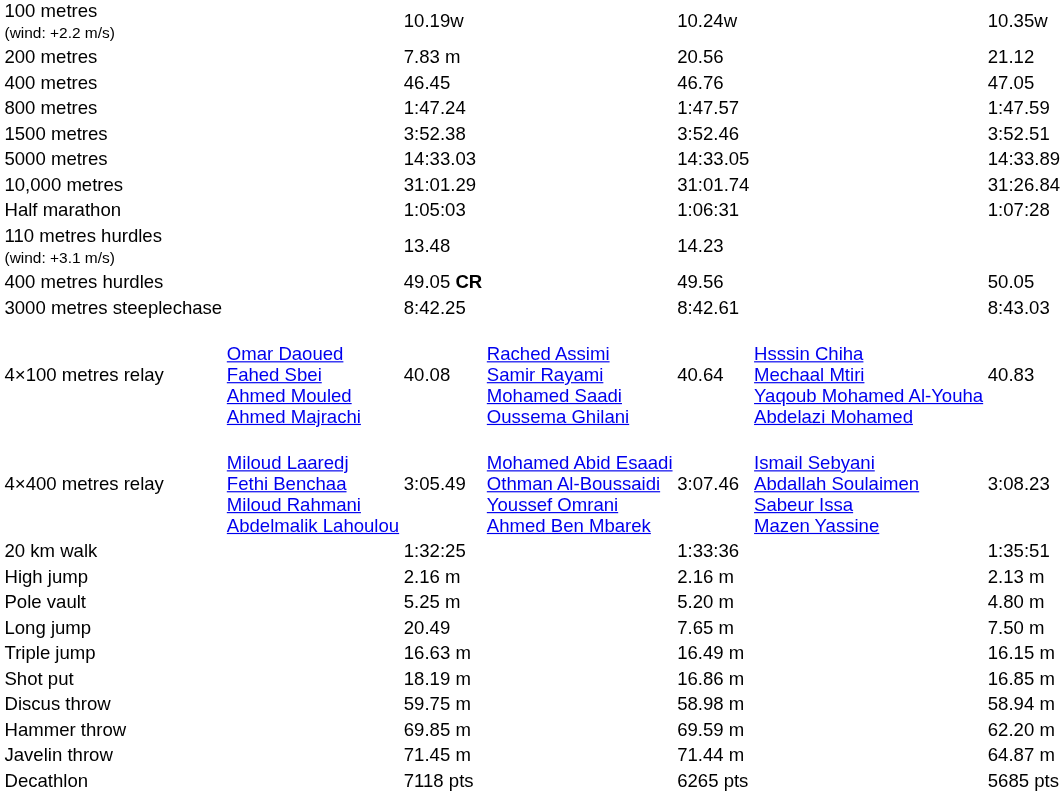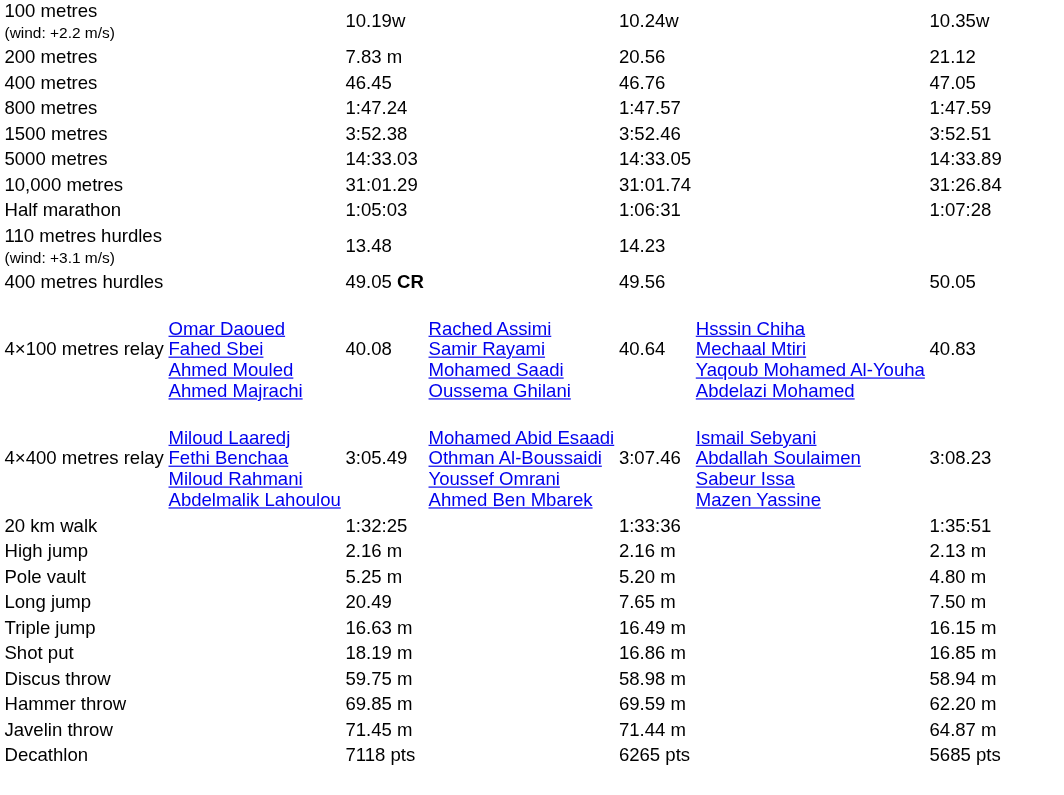- row: (113, 307)
